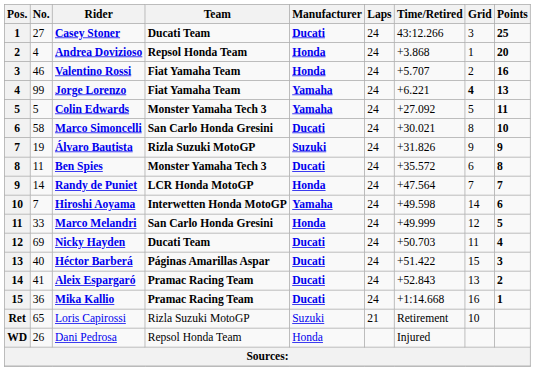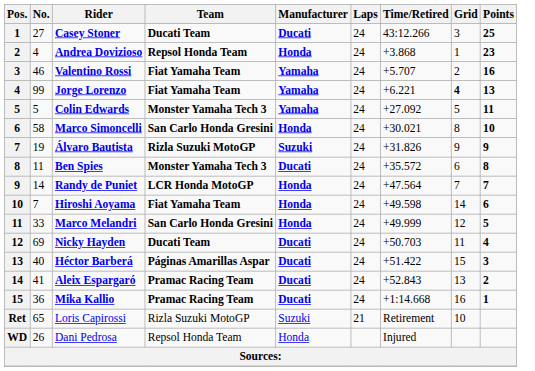(503, 52) 20 -> (489, 52) 23
(309, 71) Honda -> (298, 71) Yamaha
(309, 128) Ducati -> (295, 128) Honda
(217, 204) Interwetten Honda MotoGP -> (194, 204) Fiat Yamaha Team
(312, 204) Yamaha -> (295, 204) Honda
